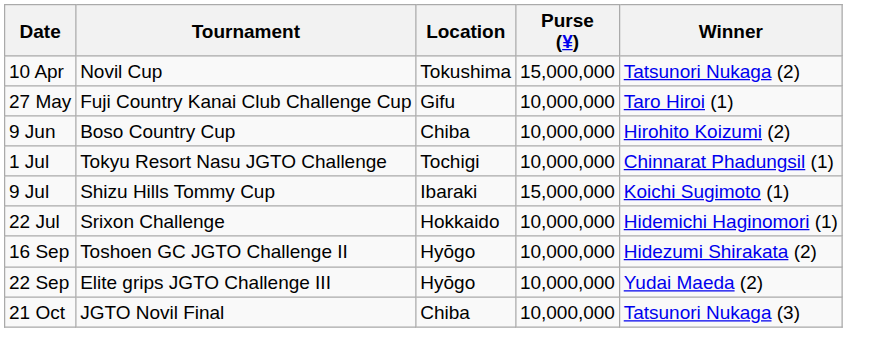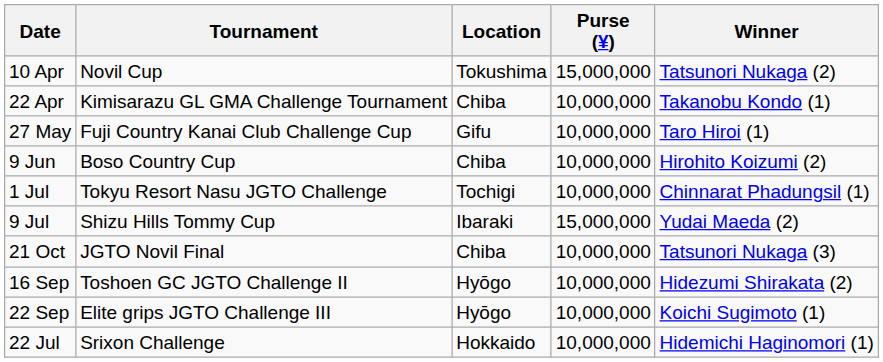+ row: (36, 101)
(707, 191) Koichi Sugimoto (1) -> (729, 222) Yudai Maeda (2)
rows swapped: (34, 222) <-> (37, 312)
(693, 282) Yudai Maeda (2) -> (742, 312) Koichi Sugimoto (1)
